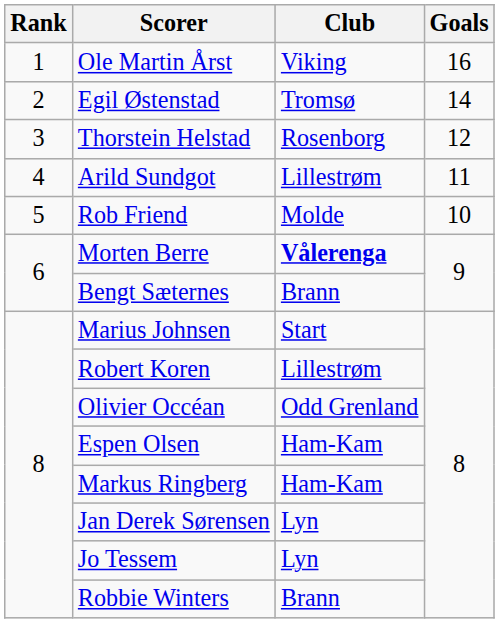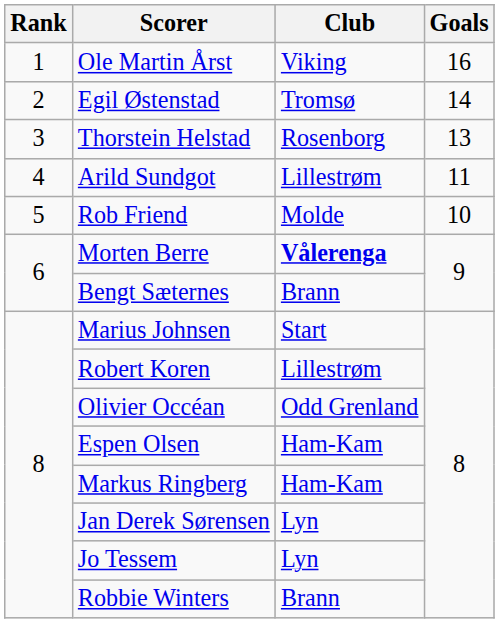(459, 138) 12 -> (459, 138) 13
